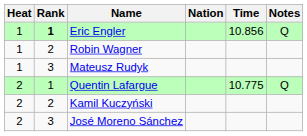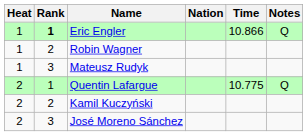(246, 31) 10.856 -> (246, 31) 10.866
